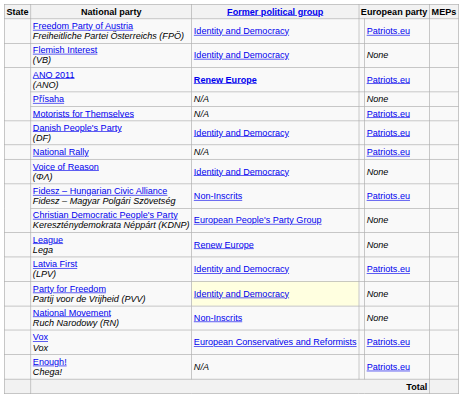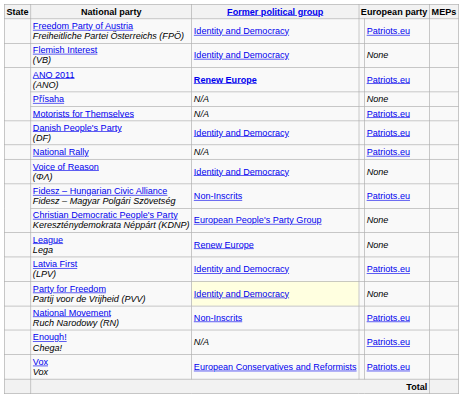(377, 318) None -> (388, 318) Patriots.eu
rows swapped: (50, 367) <-> (41, 343)
